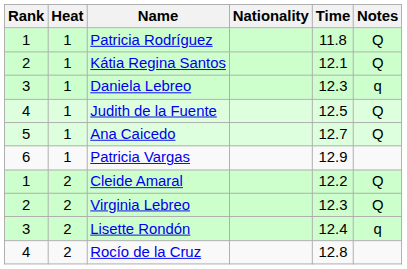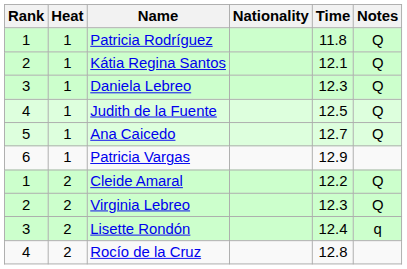(378, 87) q -> (378, 87) Q
